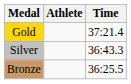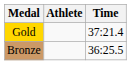- row: (24, 50)
